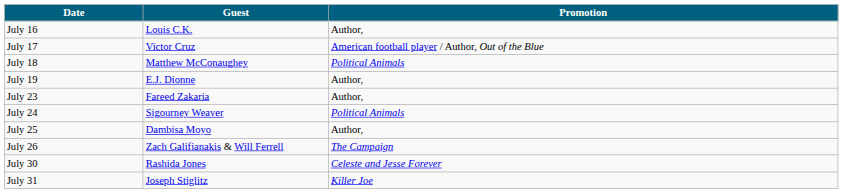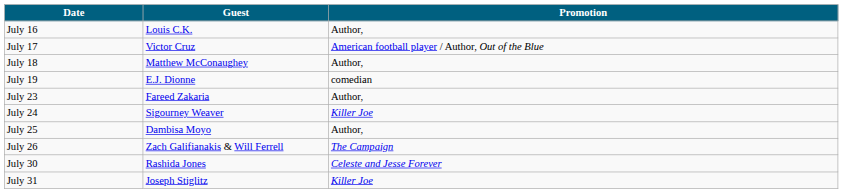(368, 63) Political Animals -> (347, 63) Author,
(347, 79) Author, -> (351, 79) comedian
(368, 113) Political Animals -> (352, 113) Killer Joe
